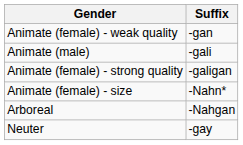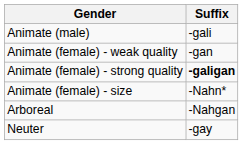rows swapped: (48, 52) <-> (92, 33)
(210, 71) normal -> (212, 71) bold
